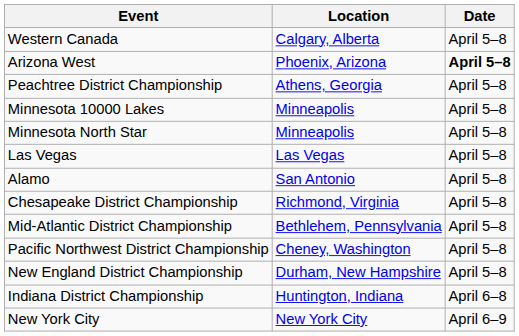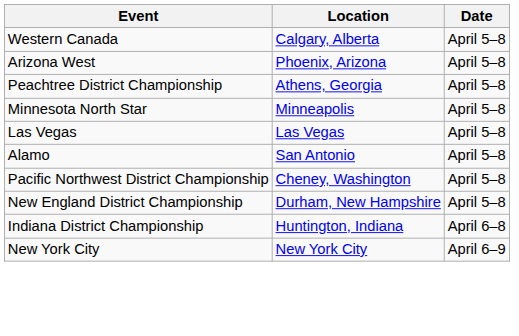(480, 62) bold -> (477, 62) normal
- row: (86, 109)
- row: (123, 202)
- row: (120, 226)
